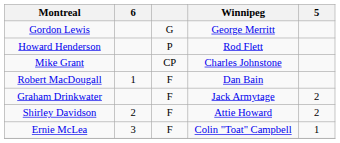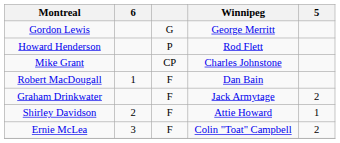(317, 113) 2 -> (317, 113) 1
(317, 130) 1 -> (317, 130) 2
